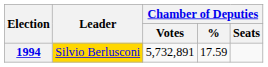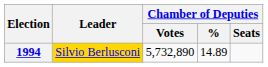(170, 52) 5,732,891 -> (170, 52) 5,732,890
(214, 52) 17.59 -> (214, 52) 14.89
